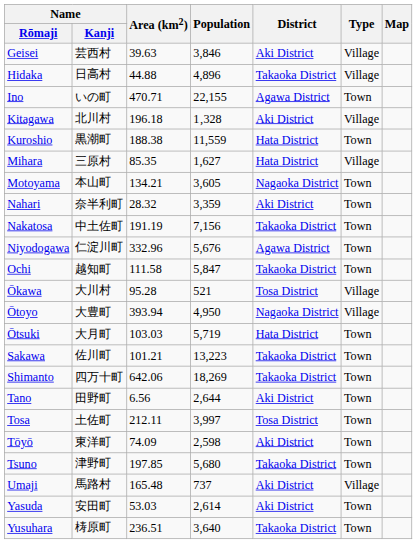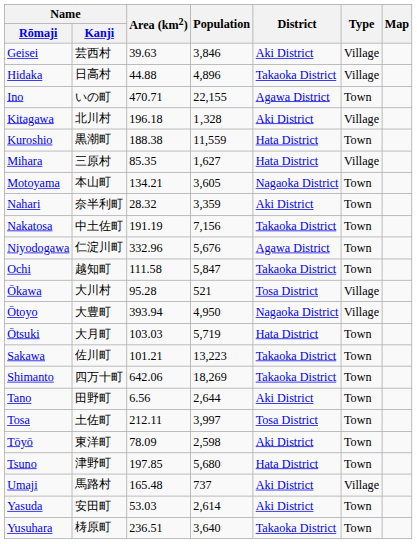(143, 442) 74.09 -> (143, 442) 78.09
(296, 463) Takaoka District -> (287, 463) Hata District
